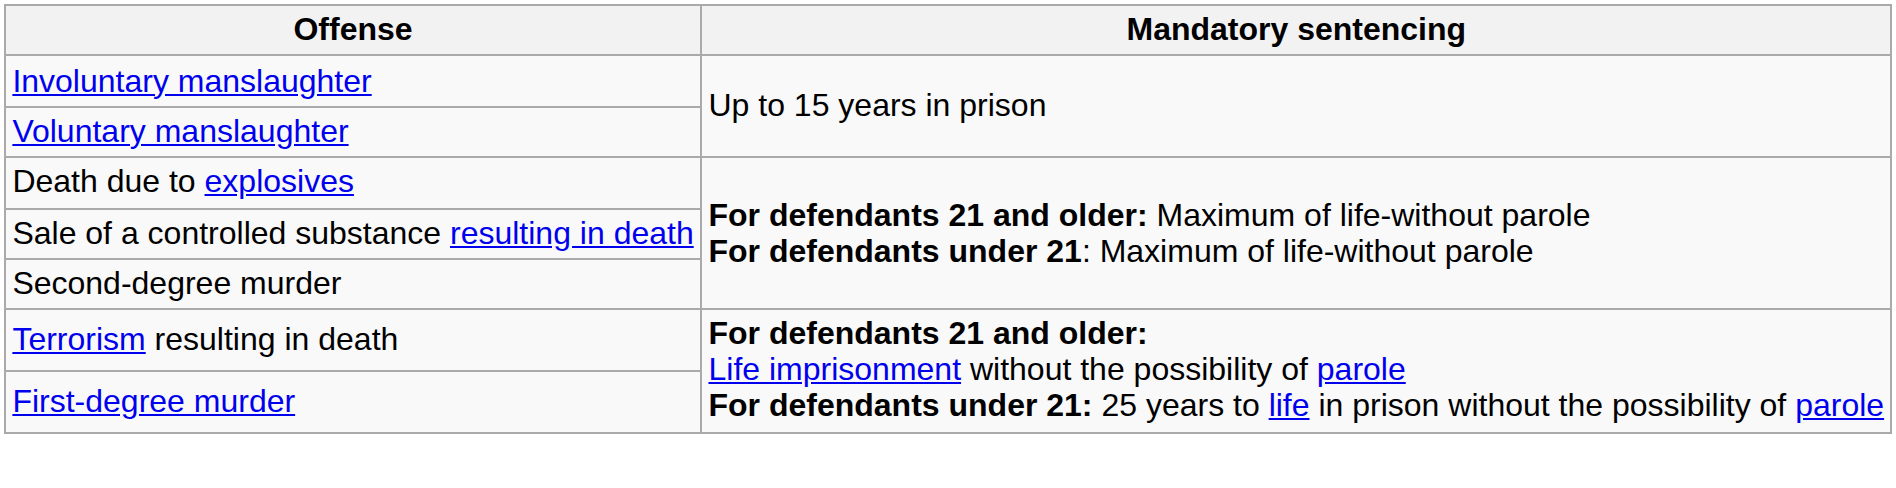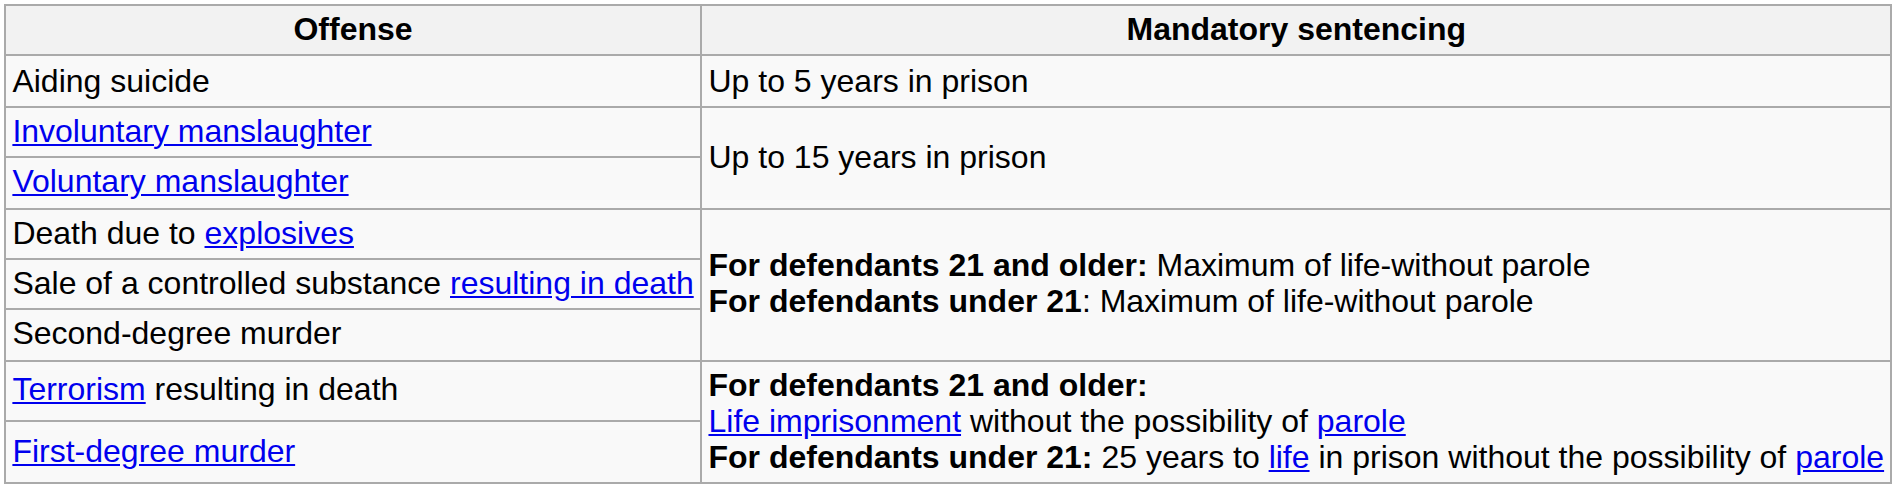+ row: (111, 80)
